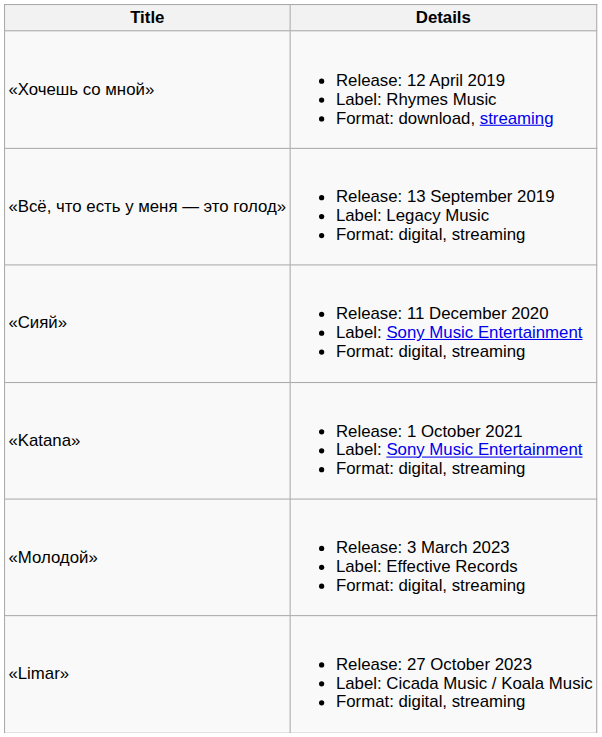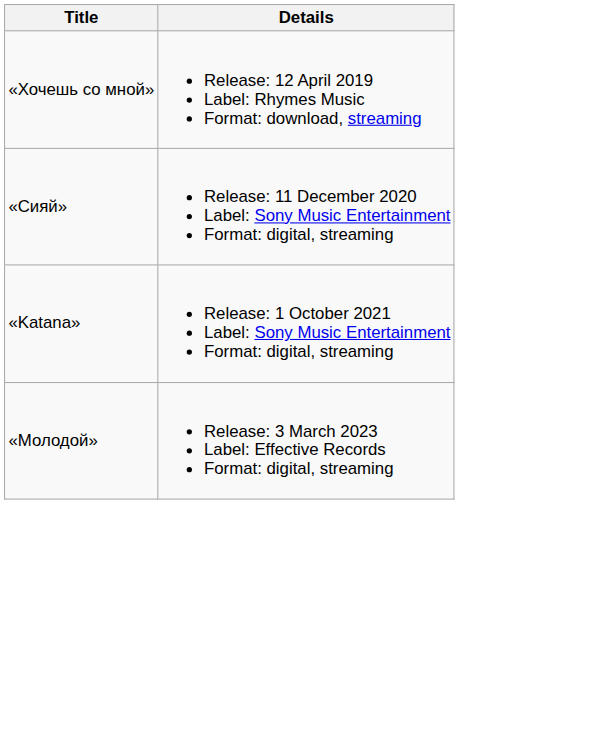- row: (147, 206)
- row: (39, 674)
